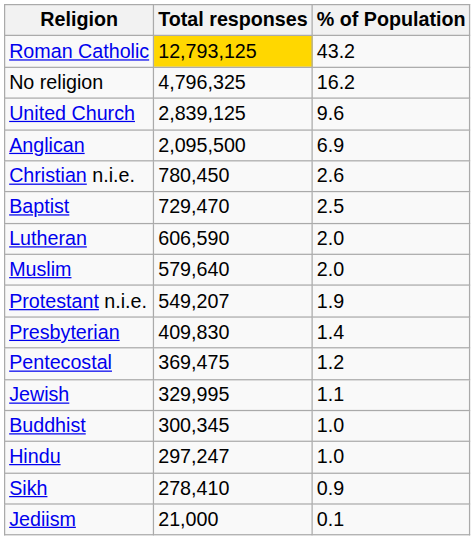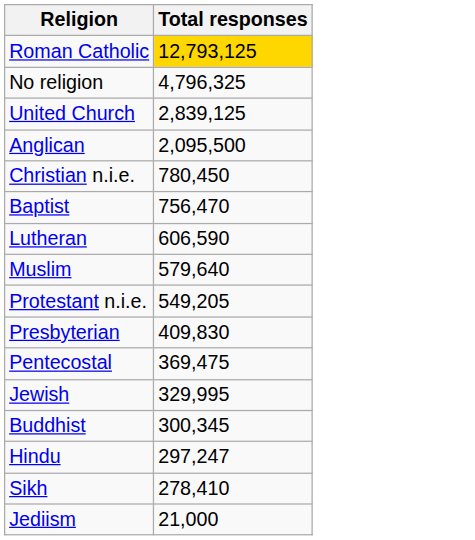- column: (391, 20)
(194, 207) 729,470 -> (194, 207) 756,470
(194, 301) 549,207 -> (194, 301) 549,205
